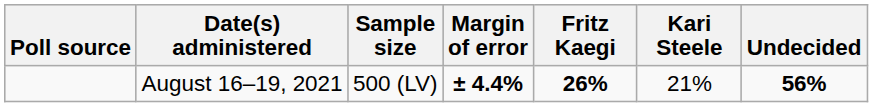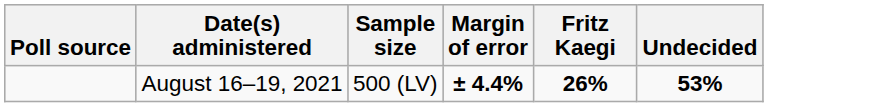- column: (689, 35)
(804, 83) 56% -> (700, 83) 53%
